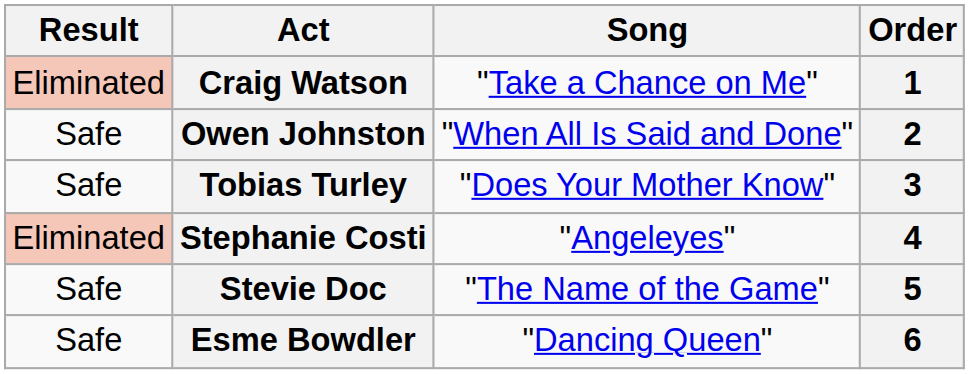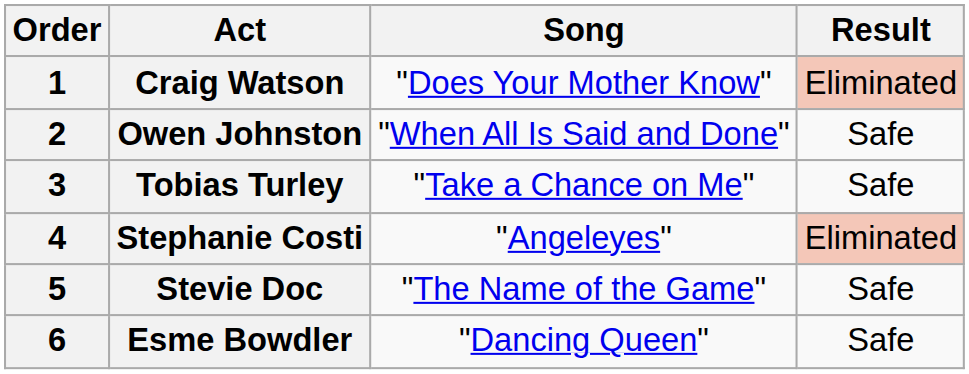columns swapped: (913, 30) <-> (89, 30)
(647, 82) "Take a Chance on Me" -> (584, 82) "Does Your Mother Know"
(647, 185) "Does Your Mother Know" -> (584, 185) "Take a Chance on Me"
